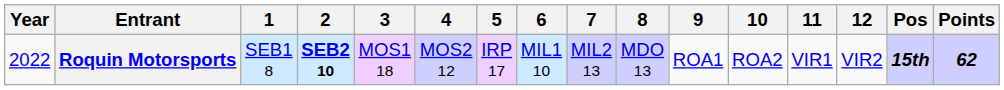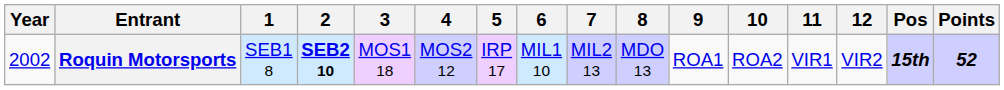(30, 59) 2022 -> (30, 59) 2002
(967, 59) 62 -> (967, 59) 52
